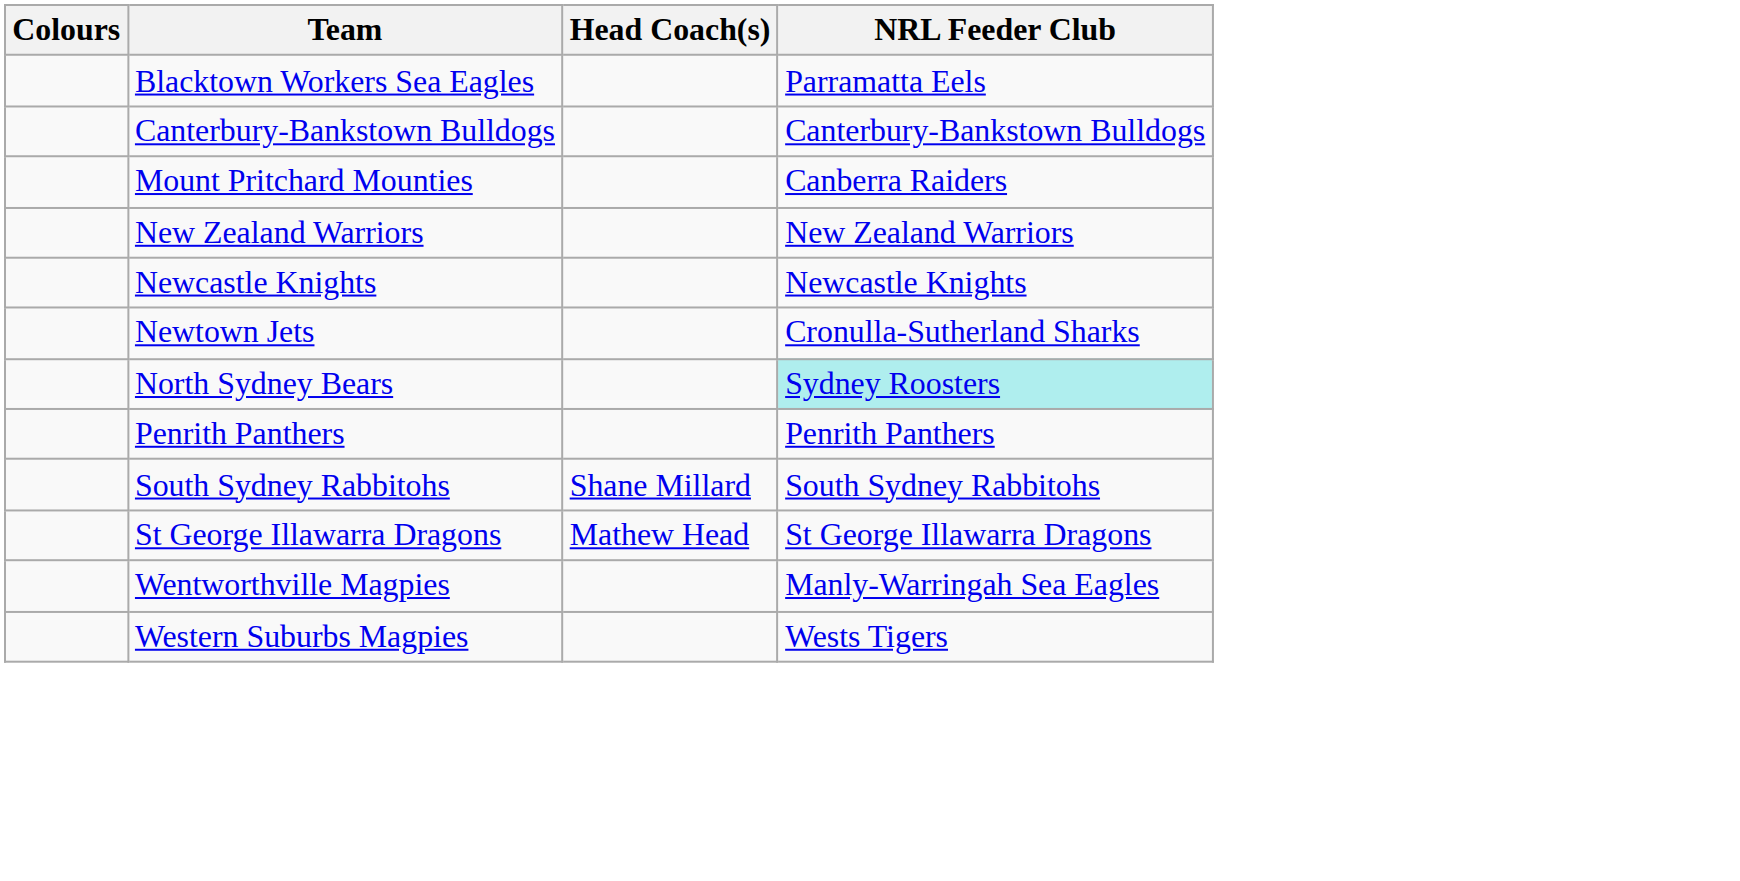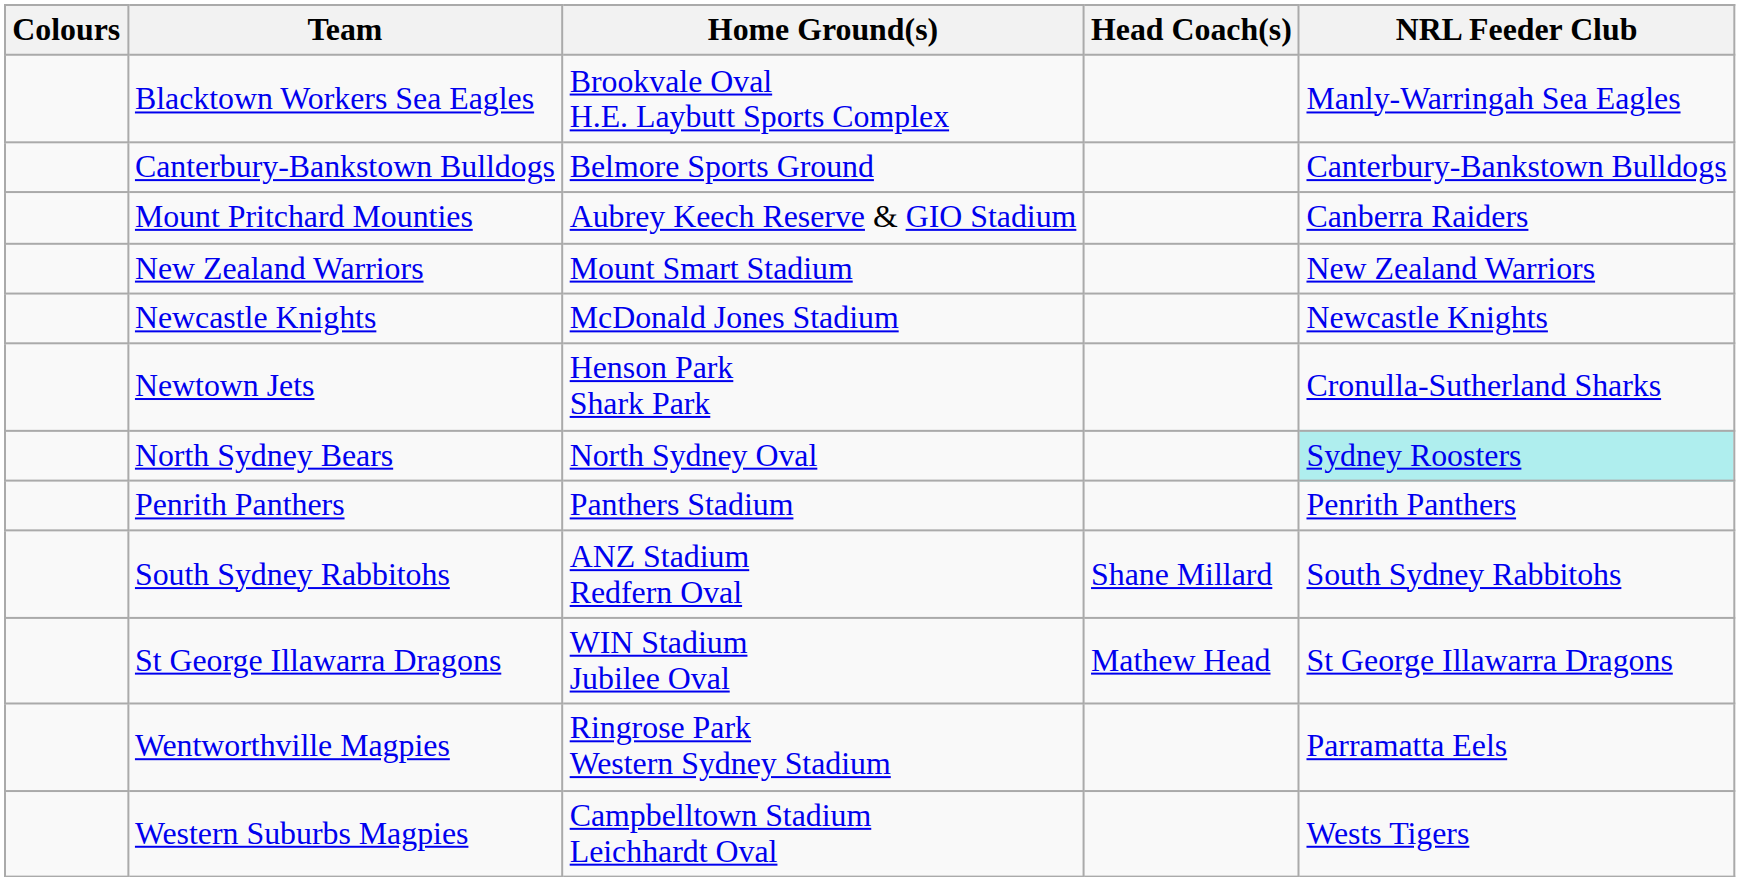+ column: (823, 29)
(885, 80) Parramatta Eels -> (1494, 98) Manly-Warringah Sea Eagles
(972, 585) Manly-Warringah Sea Eagles -> (1407, 746) Parramatta Eels
